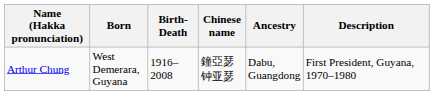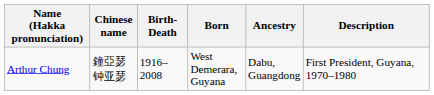columns swapped: (222, 25) <-> (119, 25)
